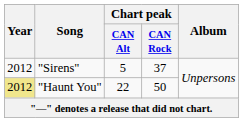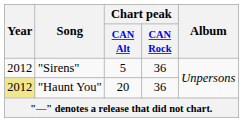(160, 68) 37 -> (160, 68) 36
(123, 87) 22 -> (123, 87) 20
(160, 87) 50 -> (160, 87) 36
